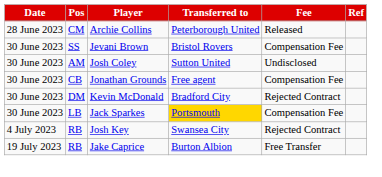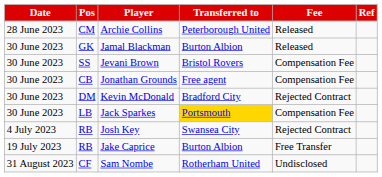+ row: (135, 46)
- row: (113, 63)
+ row: (127, 163)
